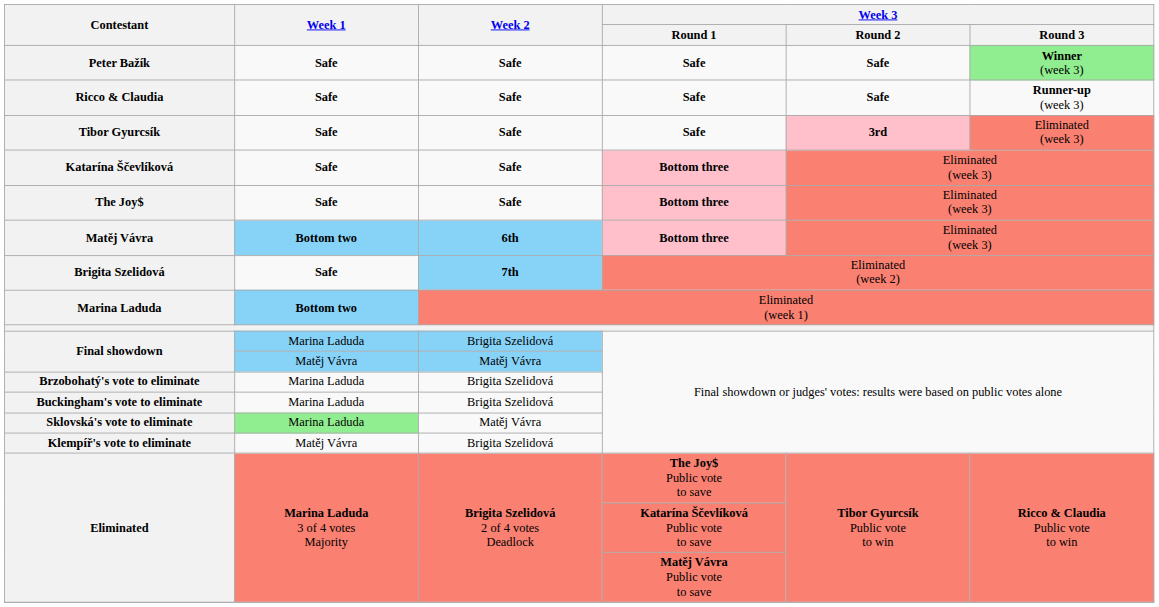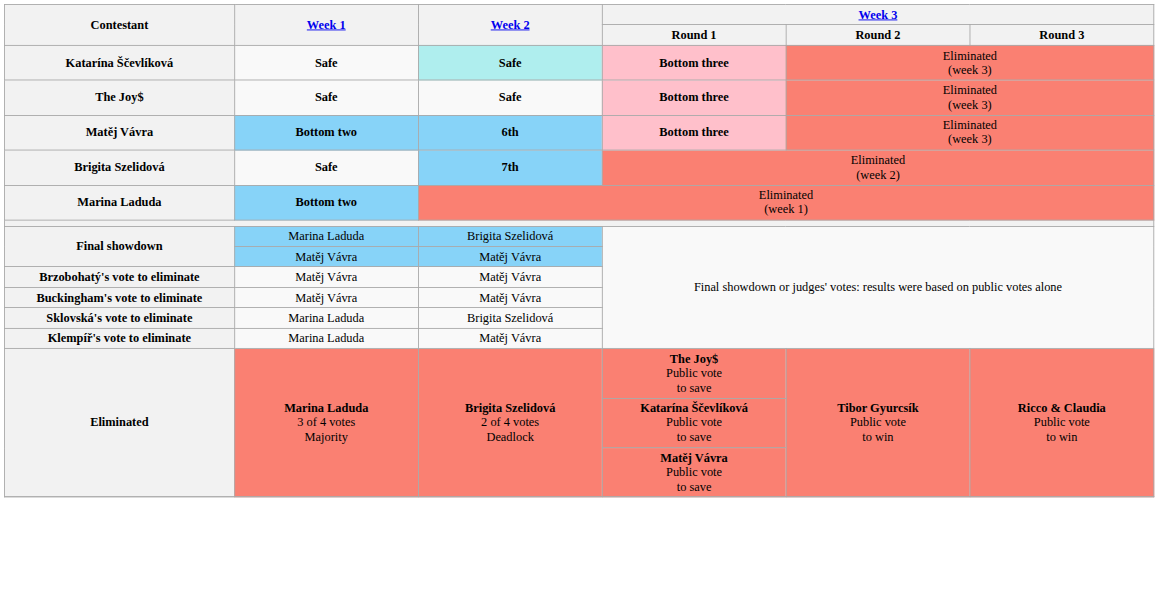- row: (119, 62)
- row: (119, 97)
- row: (119, 132)
(510, 167) no background -> (510, 62) paleturquoise background
(326, 381) Marina Laduda -> (326, 276) Matěj Vávra
(510, 381) Brigita Szelidová -> (510, 276) Matěj Vávra
(326, 402) Marina Laduda -> (326, 297) Matěj Vávra
(510, 402) Brigita Szelidová -> (510, 297) Matěj Vávra
(326, 422) lightgreen background -> (326, 317) no background
(510, 422) Matěj Vávra -> (510, 317) Brigita Szelidová
(326, 442) Matěj Vávra -> (326, 337) Marina Laduda
(510, 442) Brigita Szelidová -> (510, 337) Matěj Vávra
